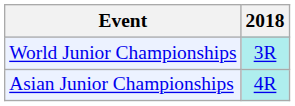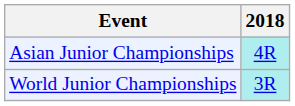rows swapped: (121, 85) <-> (123, 52)
